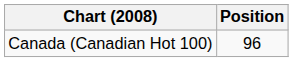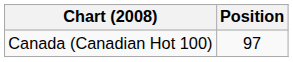(252, 43) 96 -> (252, 43) 97
